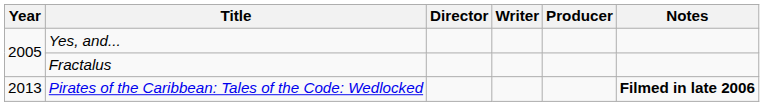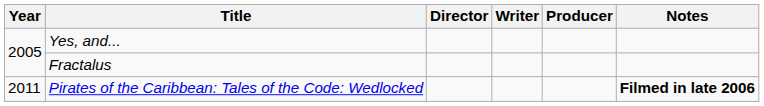(25, 88) 2013 -> (24, 88) 2011
